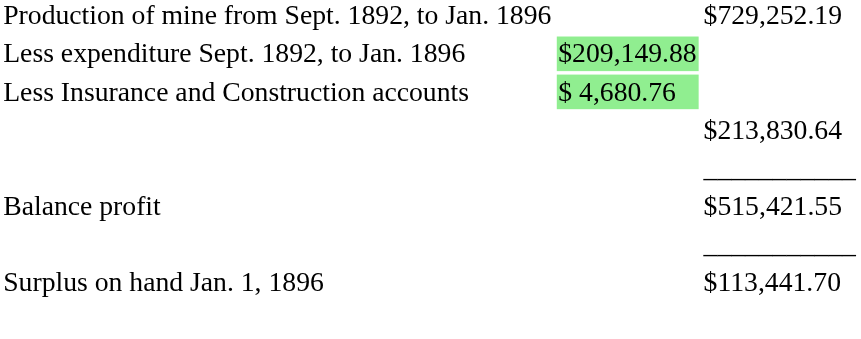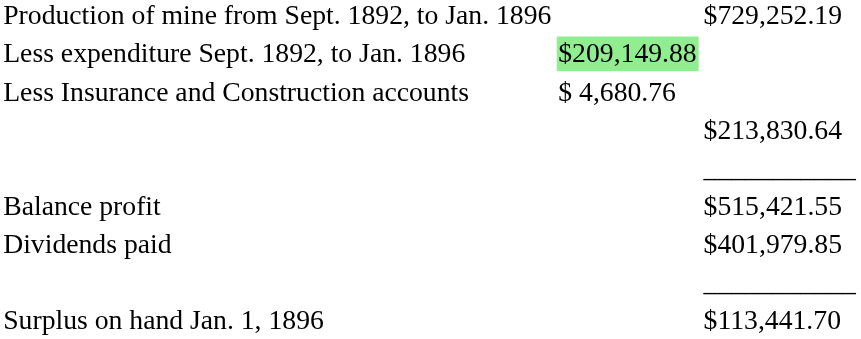(617, 91) lightgreen background -> (617, 91) no background
+ row: (87, 243)
